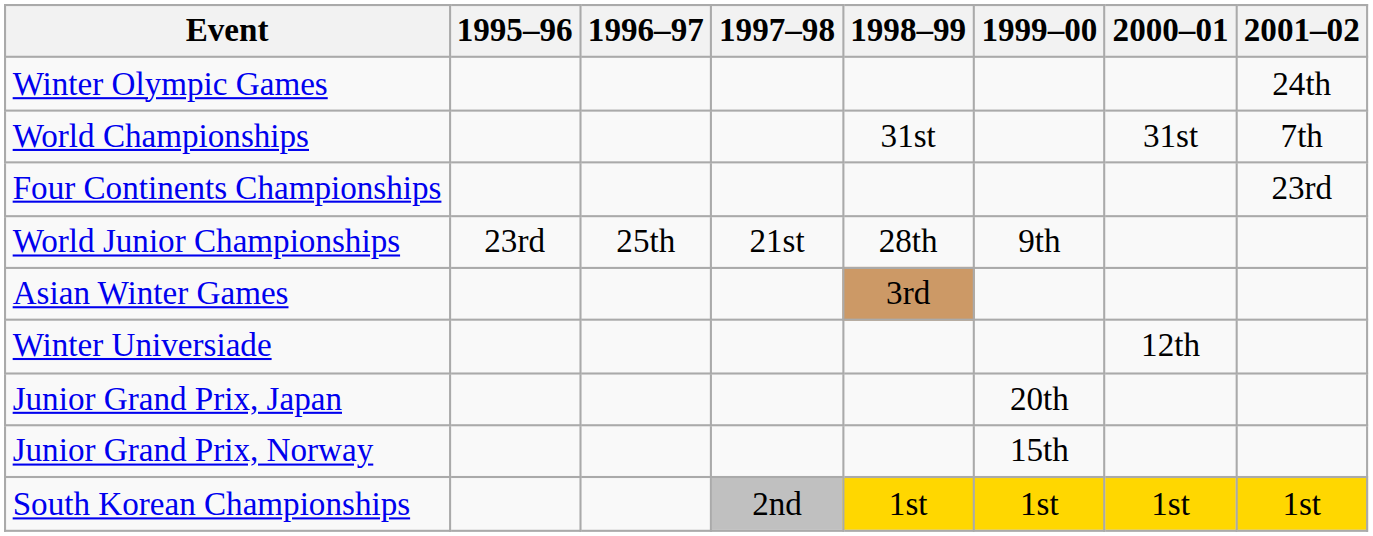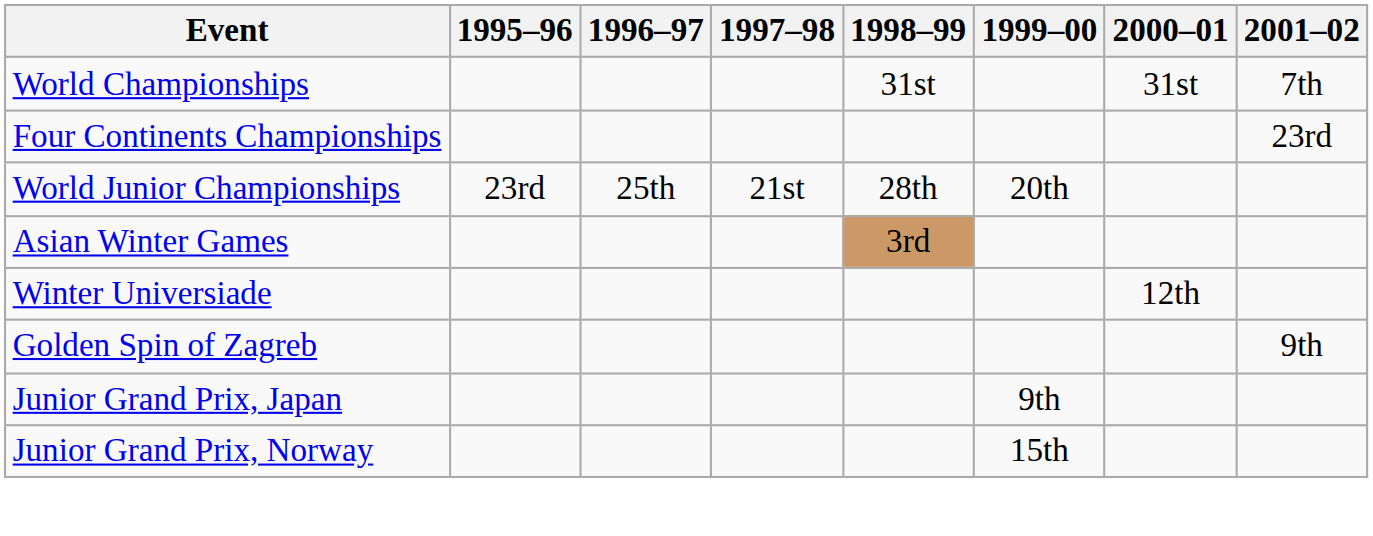- row: (170, 83)
(1039, 240) 9th -> (1039, 188) 20th
+ row: (165, 345)
(1039, 398) 20th -> (1039, 398) 9th
- row: (211, 503)
